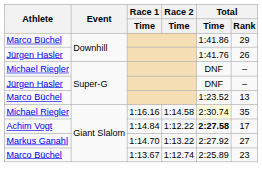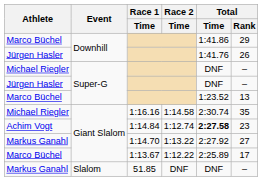(214, 112) lightyellow background -> (214, 112) no background
(179, 127) 1:12.22 -> (179, 127) 1:12.74
(244, 127) 17 -> (244, 127) 23
(179, 155) 1:12.74 -> (179, 155) 1:12.22
(244, 155) 23 -> (244, 155) 17
+ row: (37, 170)
